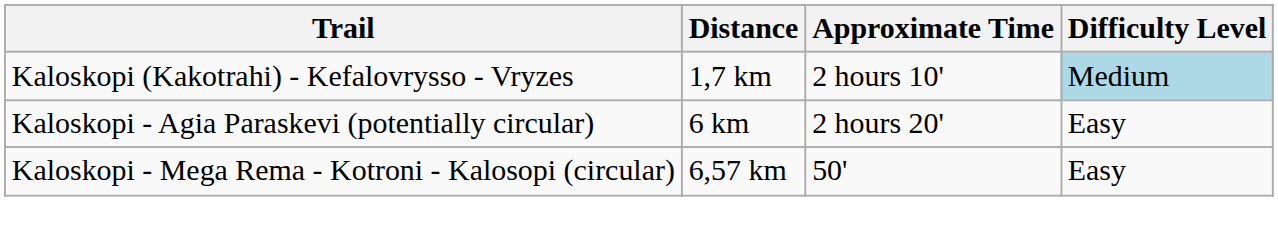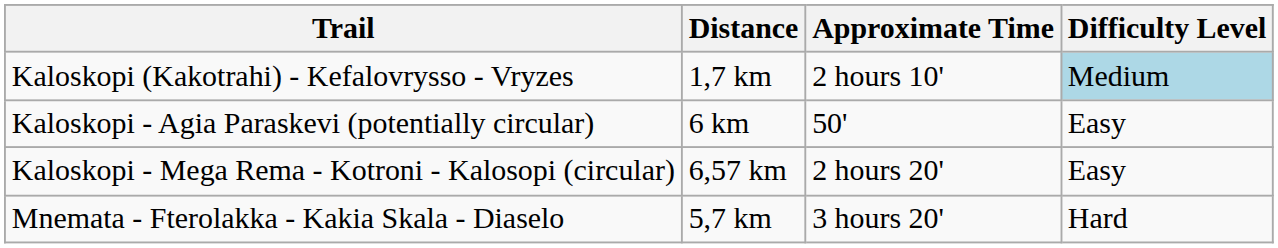(878, 123) 2 hours 20' -> (830, 123) 50'
(830, 170) 50' -> (878, 170) 2 hours 20'
+ row: (288, 218)
